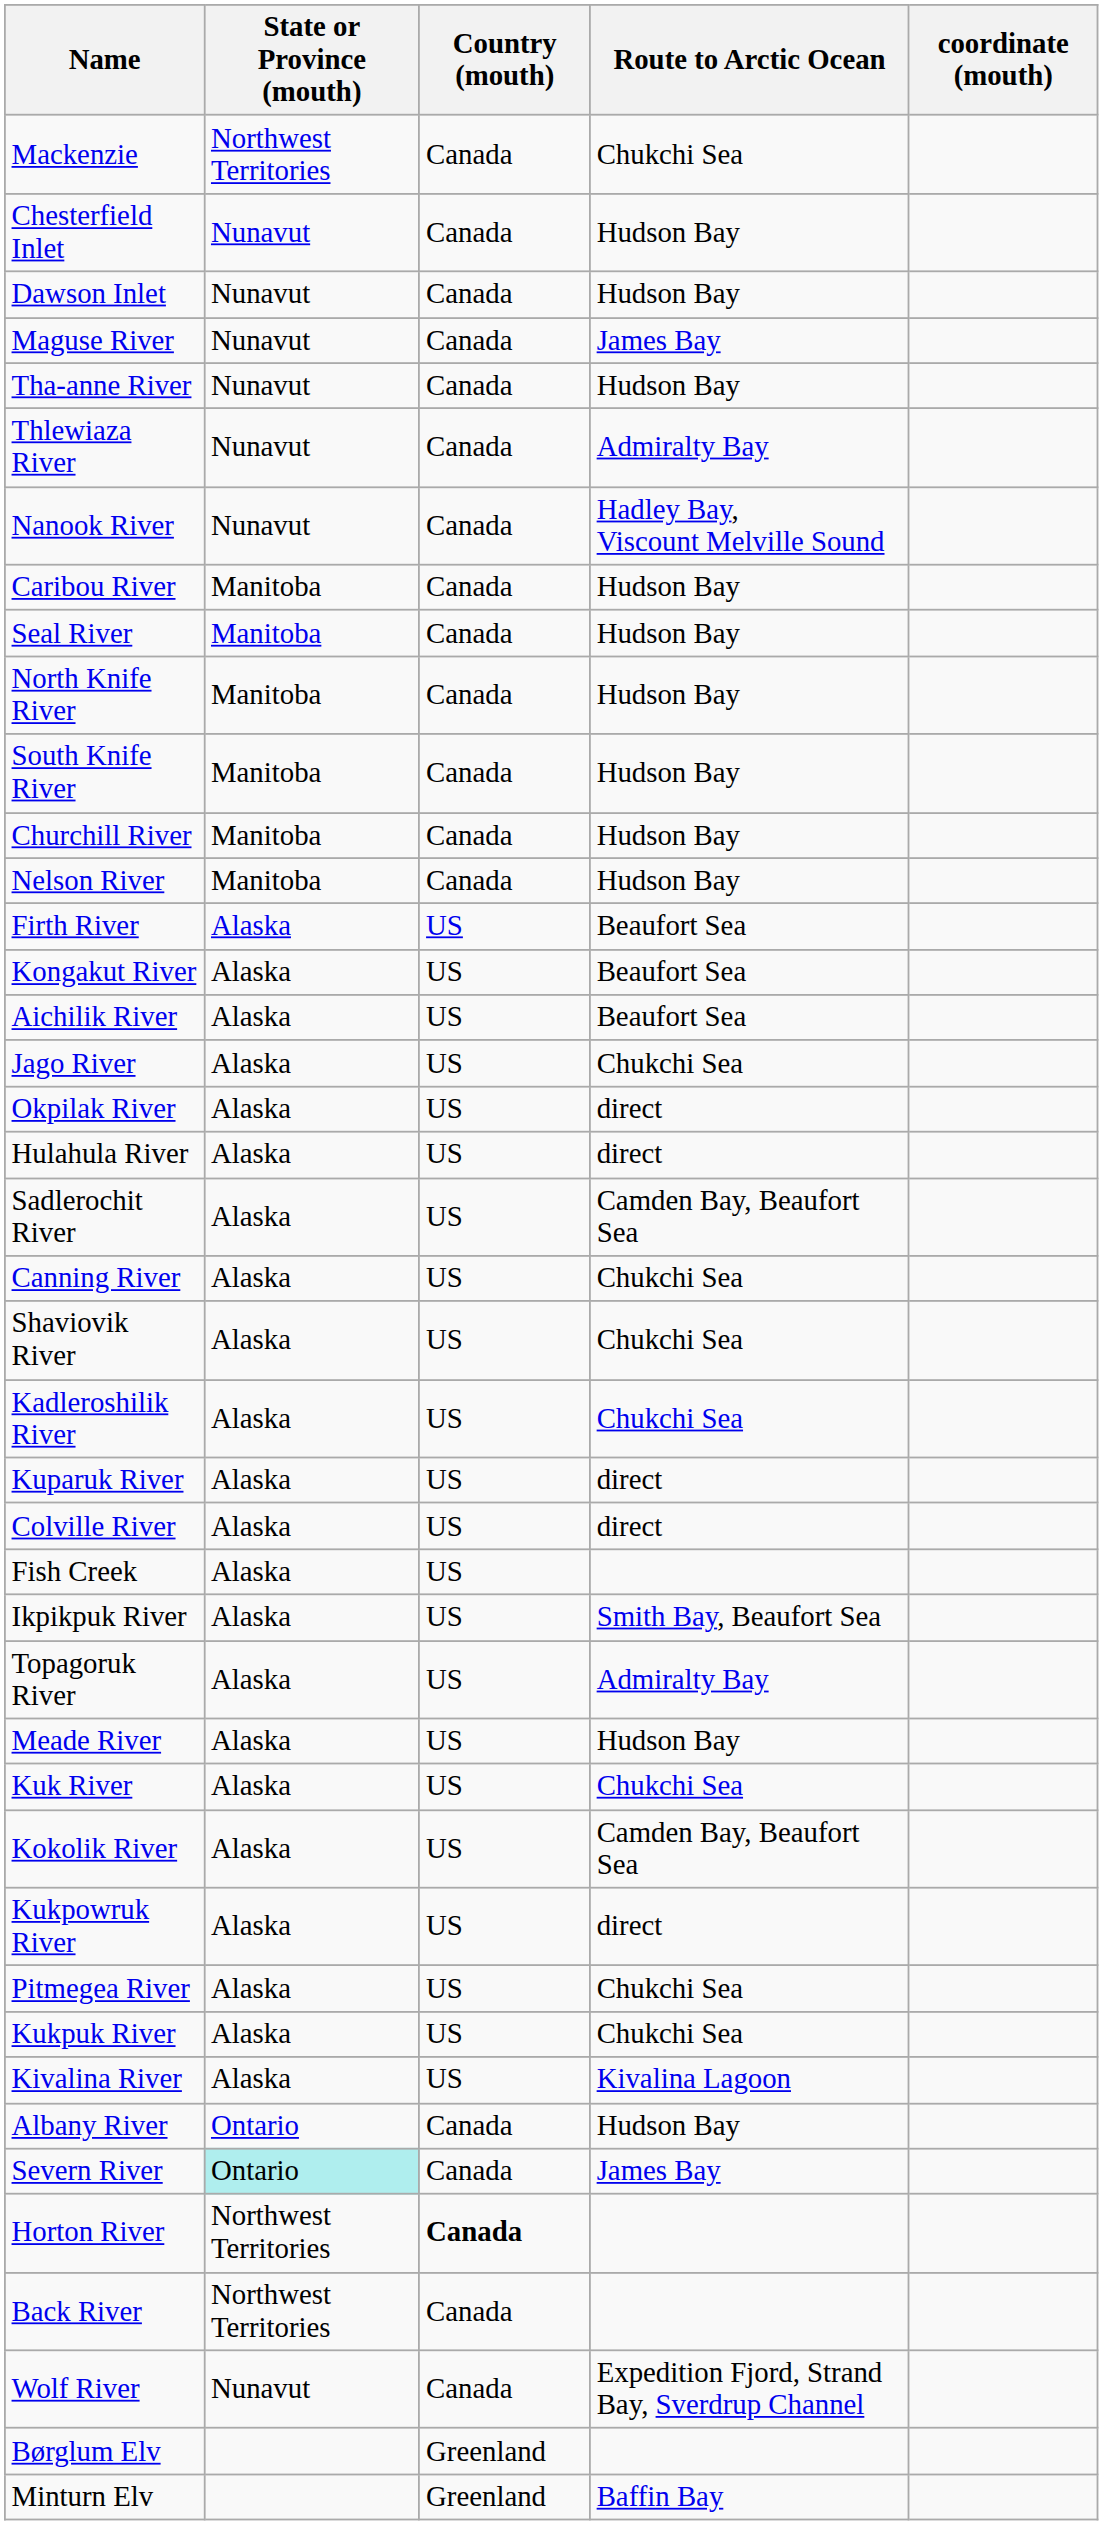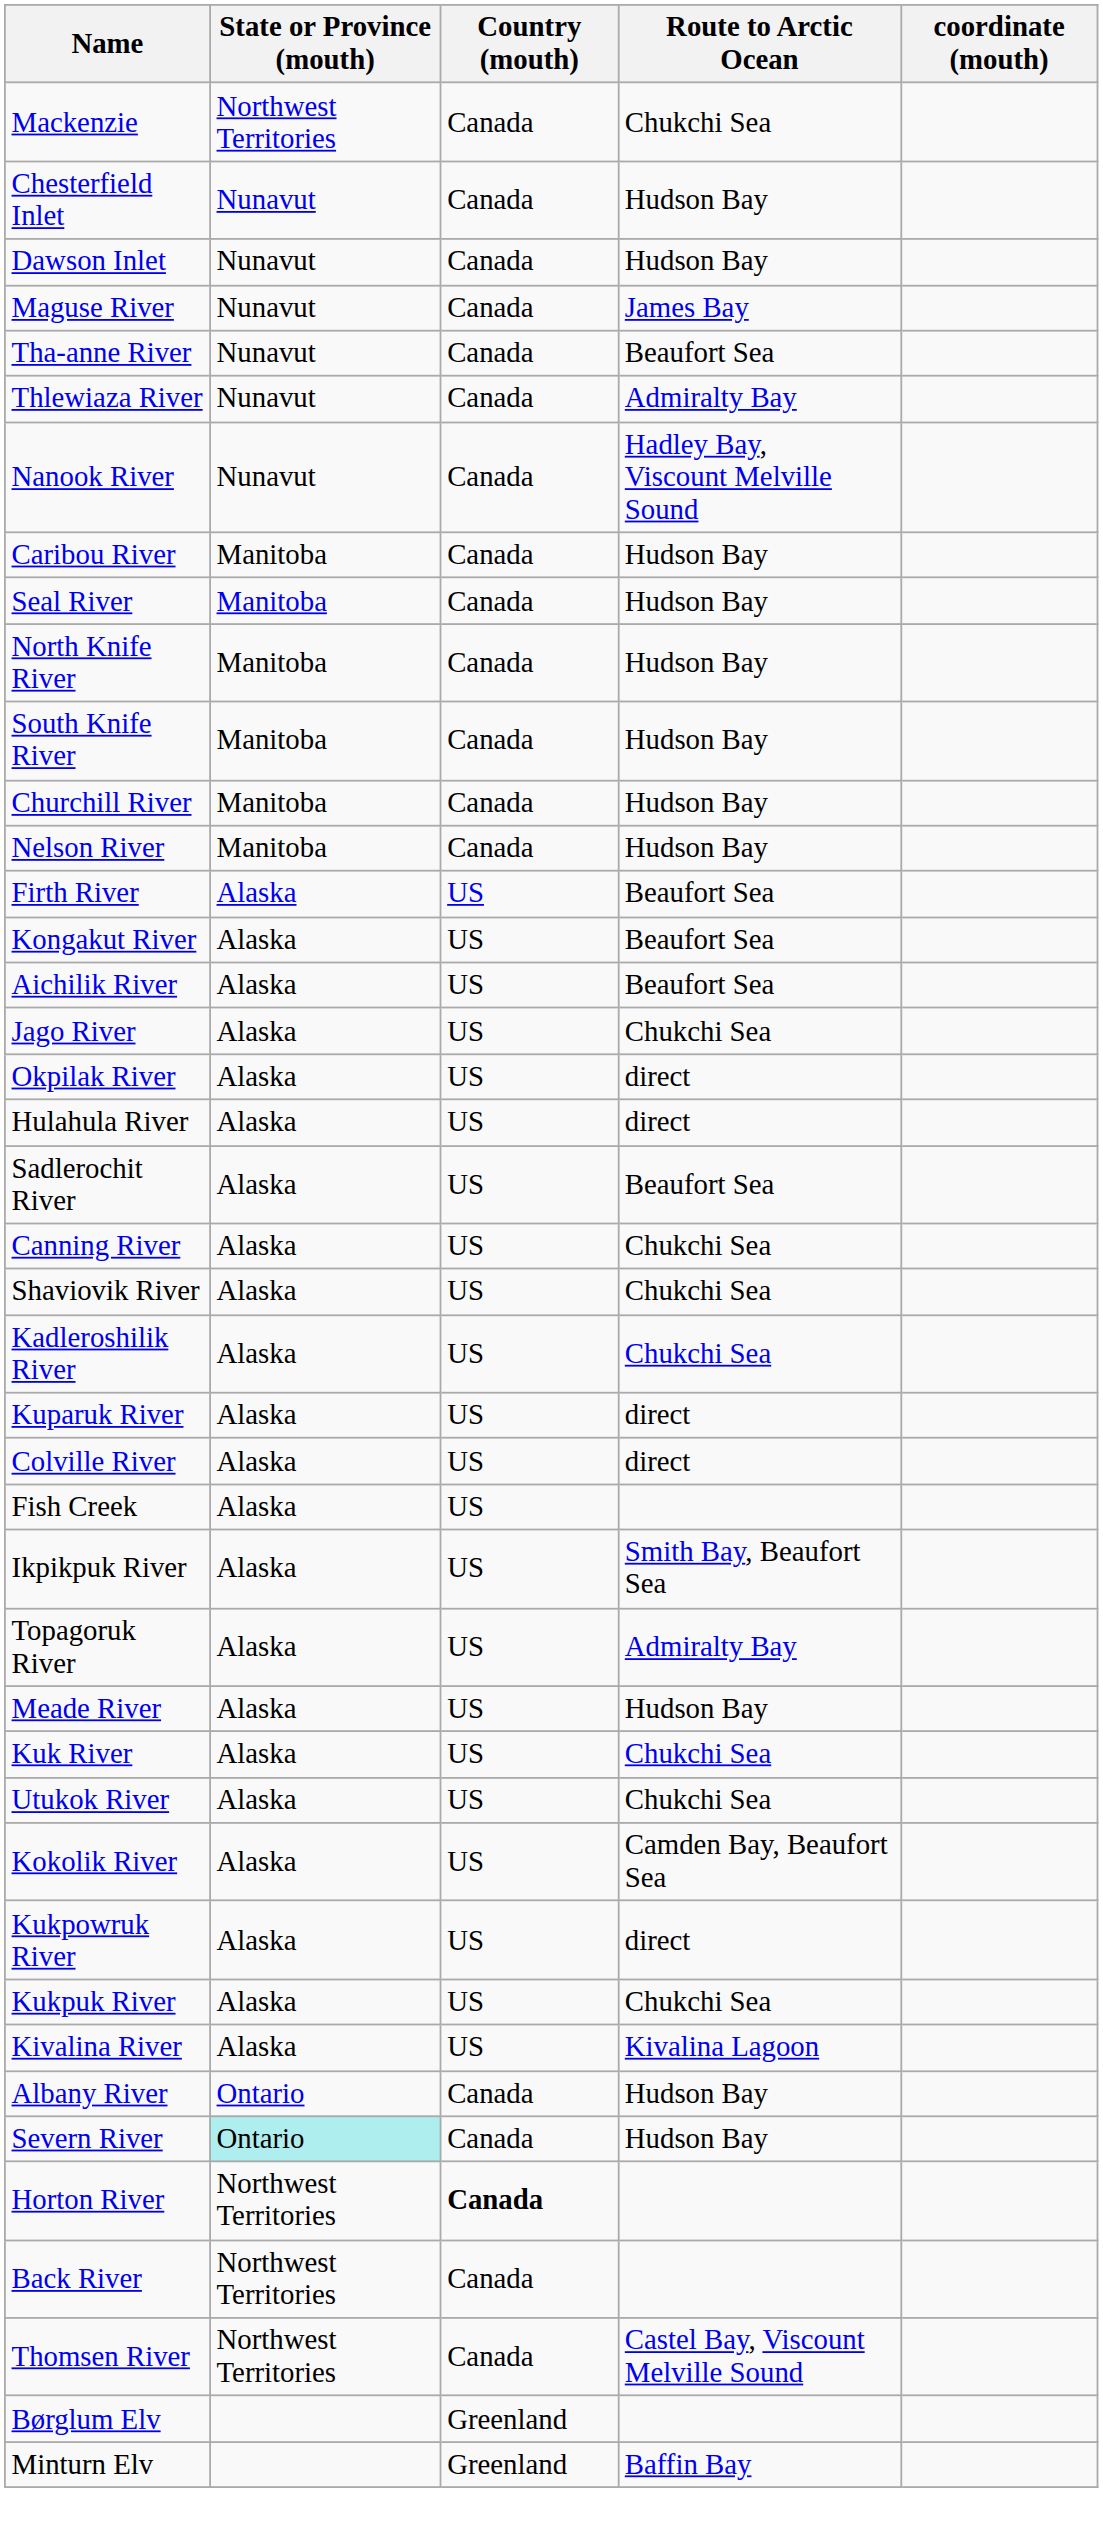(668, 385) Hudson Bay -> (700, 352) Beaufort Sea
(728, 1216) Camden Bay, Beaufort Sea -> (700, 1183) Beaufort Sea
+ row: (90, 1799)
- row: (101, 1988)
(659, 2170) James Bay -> (696, 2138) Hudson Bay
+ row: (101, 2356)
- row: (76, 2388)
